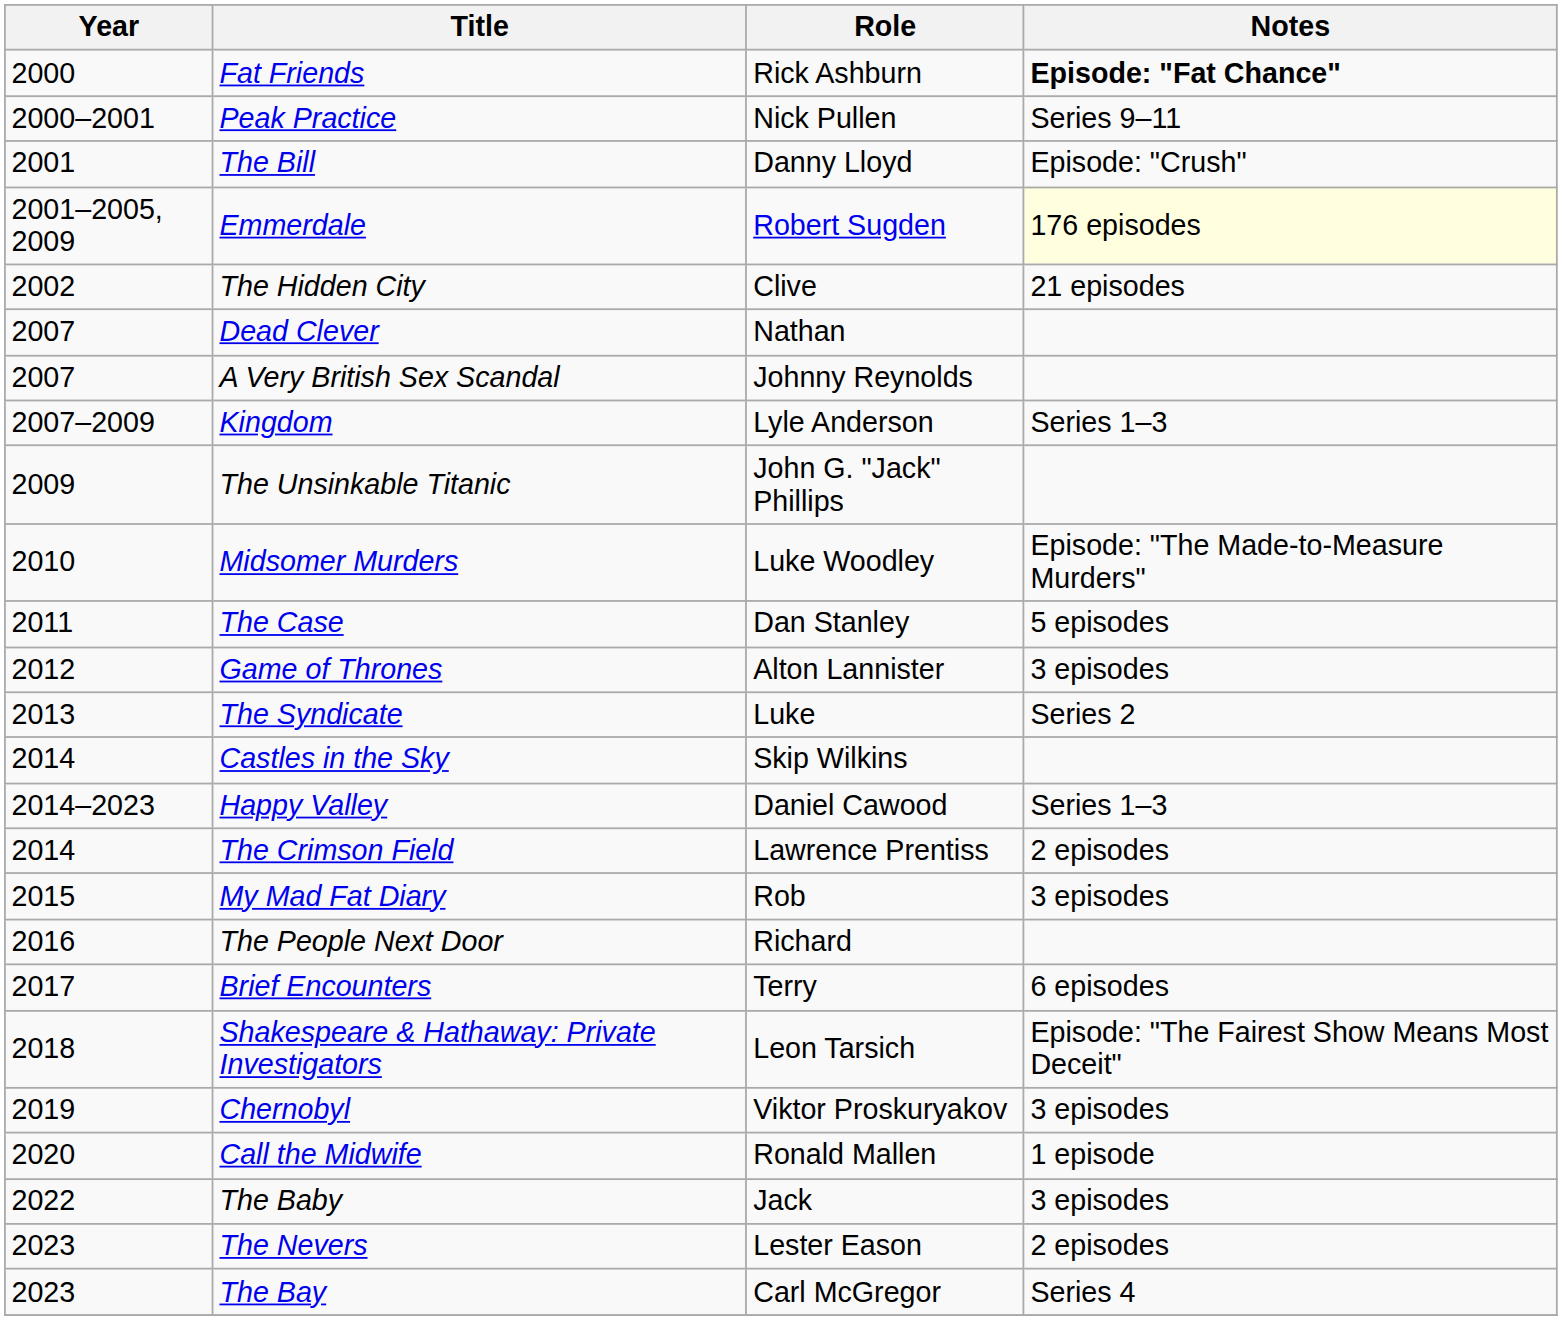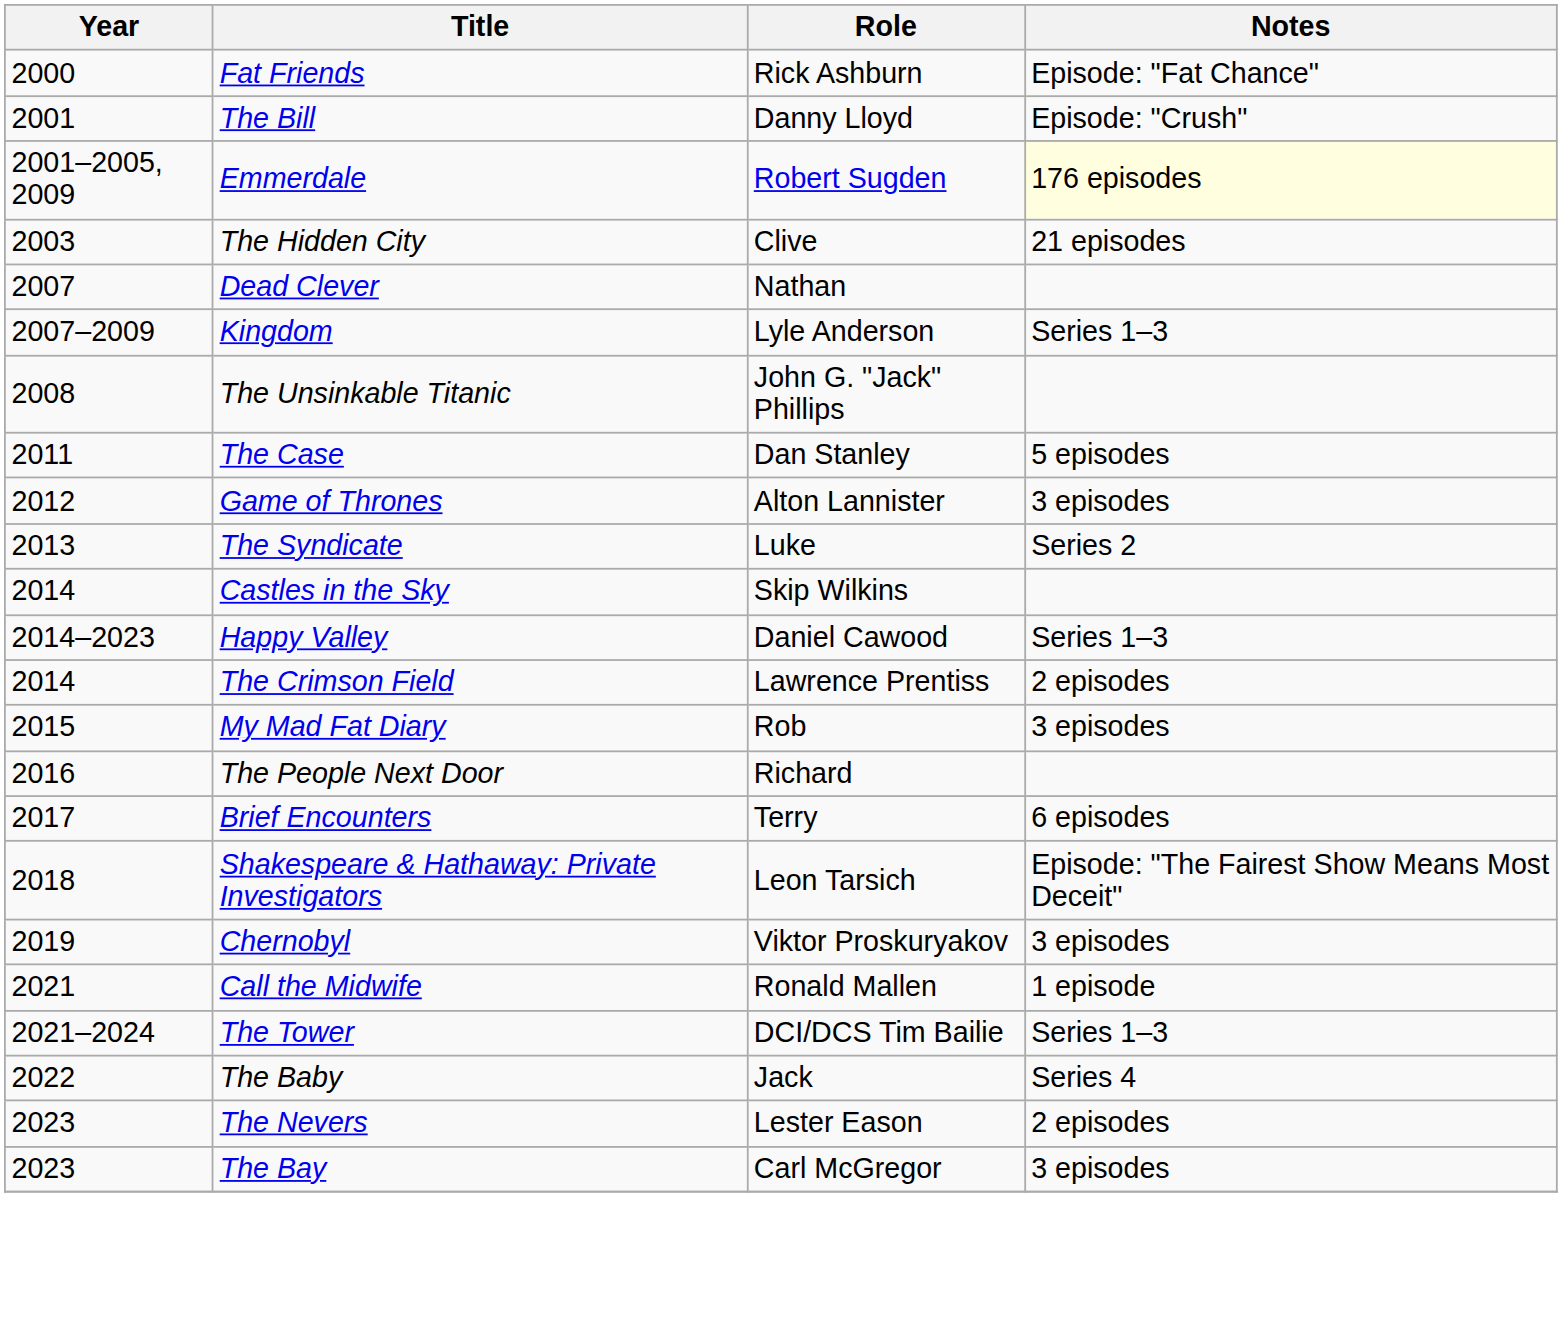(1186, 72) bold -> (1175, 72) normal
- row: (308, 118)
(43, 286) 2002 -> (43, 241) 2003
- row: (390, 377)
(43, 484) 2009 -> (43, 393) 2008
- row: (339, 561)
(43, 1155) 2020 -> (43, 986) 2021
+ row: (287, 1032)
(1100, 1200) 3 episodes -> (1084, 1077) Series 4
(1083, 1291) Series 4 -> (1100, 1168) 3 episodes
